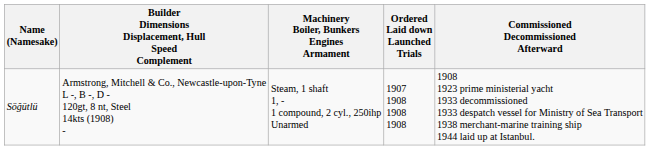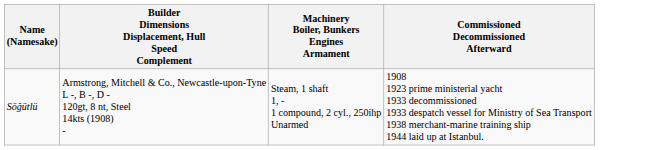- column: (409, 37)
